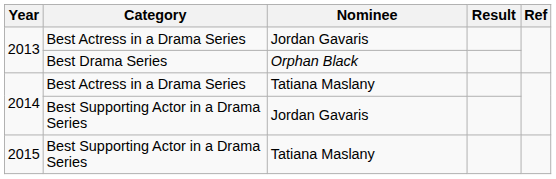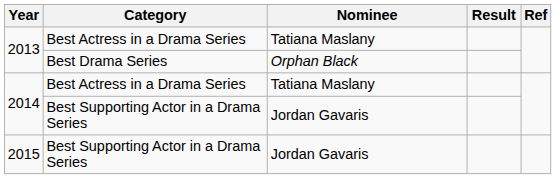(320, 38) Jordan Gavaris -> (323, 38) Tatiana Maslany
(323, 154) Tatiana Maslany -> (320, 154) Jordan Gavaris
